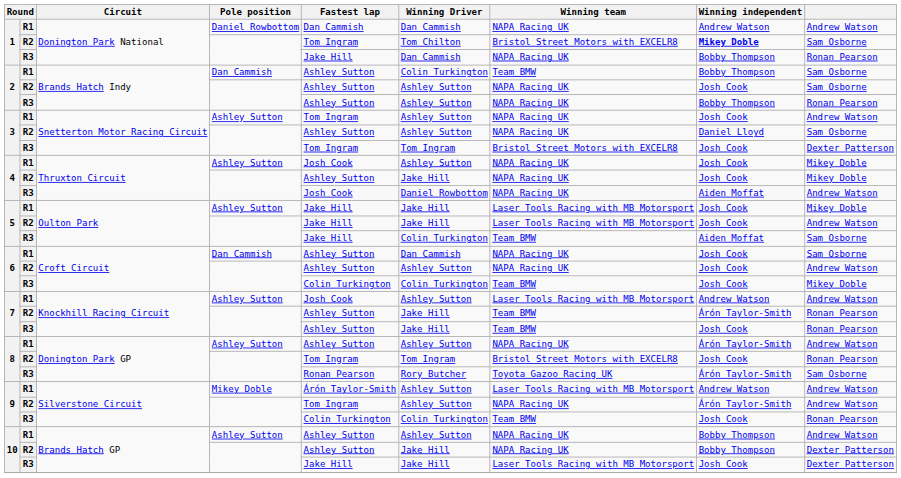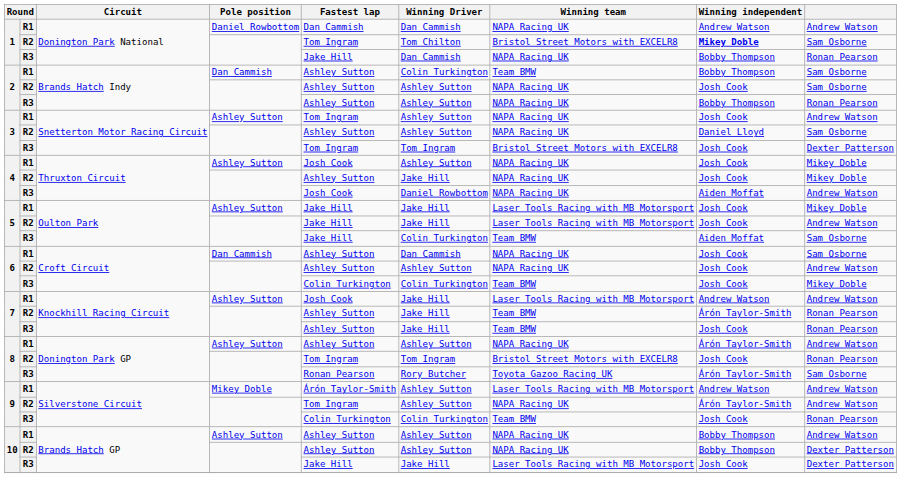(436, 299) Ashley Sutton -> (425, 299) Jake Hill
(425, 450) Jake Hill -> (436, 450) Ashley Sutton
